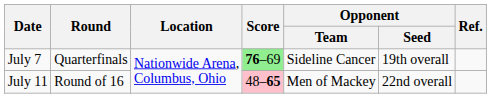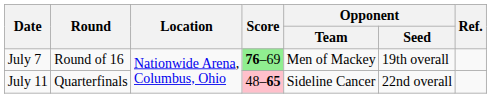(91, 59) Quarterfinals -> (89, 59) Round of 16
(331, 59) Sideline Cancer -> (331, 59) Men of Mackey
(89, 81) Round of 16 -> (91, 81) Quarterfinals
(331, 81) Men of Mackey -> (331, 81) Sideline Cancer
